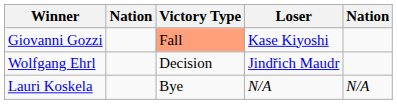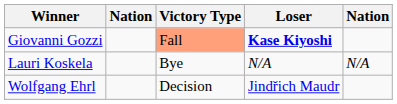(288, 39) normal -> (290, 39) bold
rows swapped: (52, 63) <-> (50, 87)
